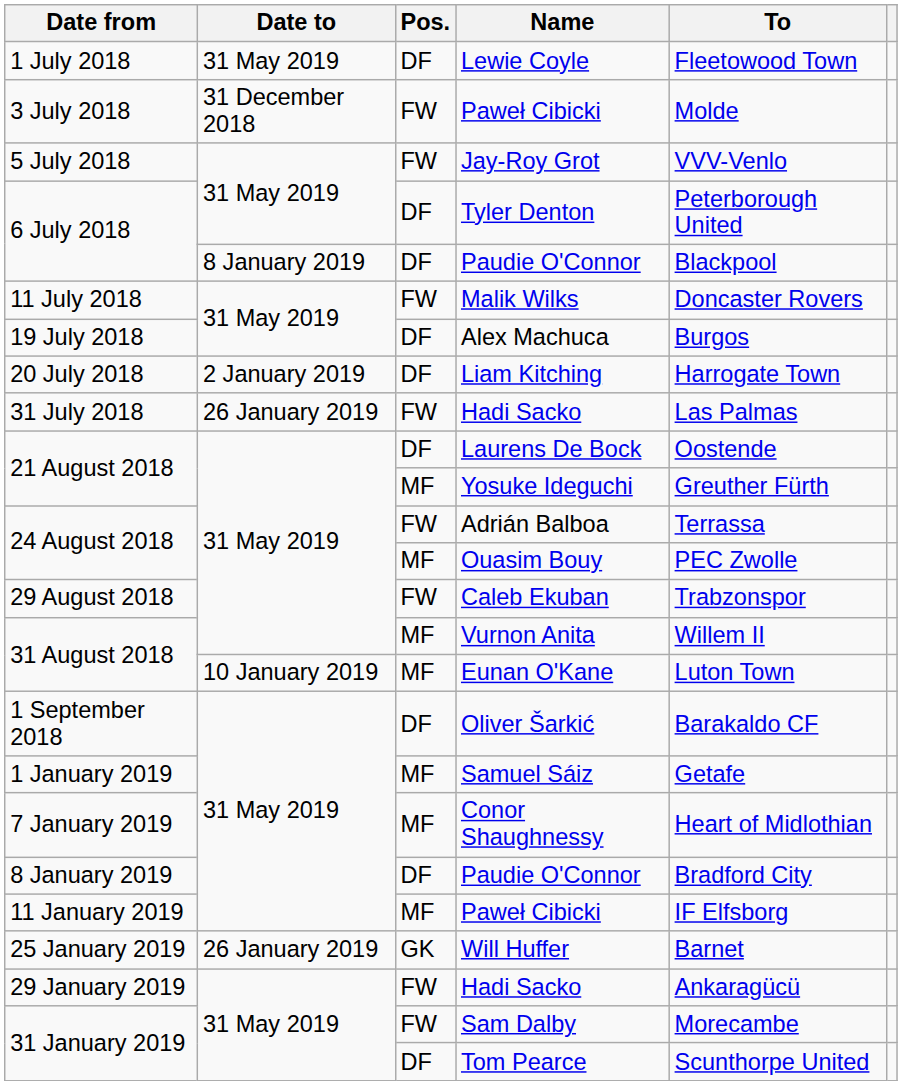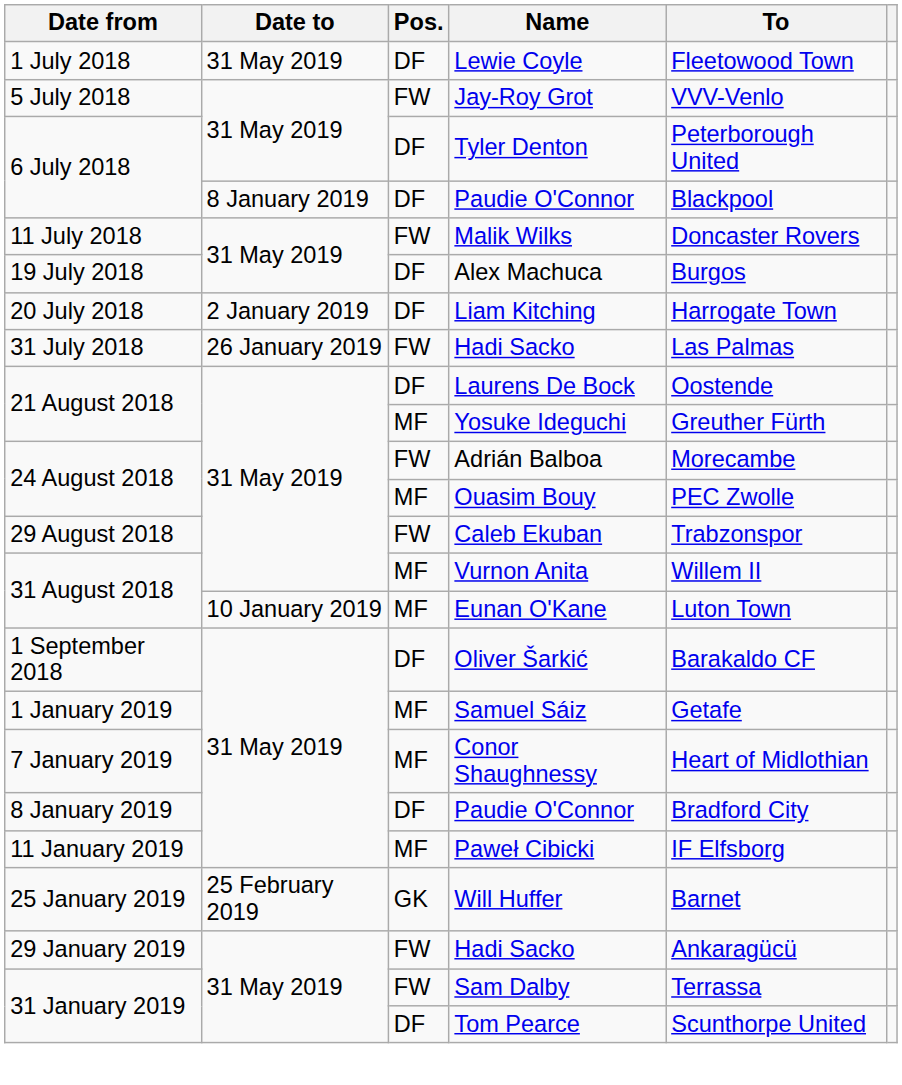- row: (70, 110)
(720, 523) Terrassa -> (733, 459) Morecambe
(291, 949) 26 January 2019 -> (270, 899) 25 February 2019
(737, 1024) Morecambe -> (716, 986) Terrassa
